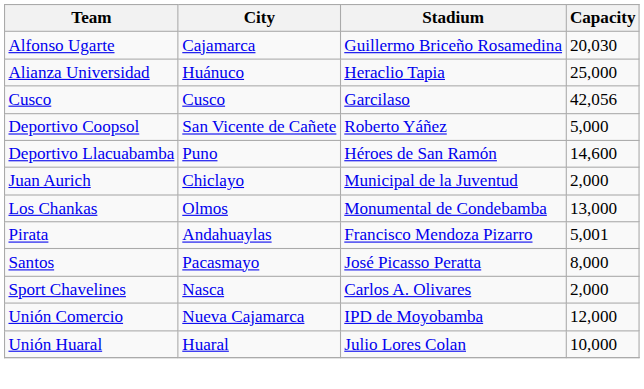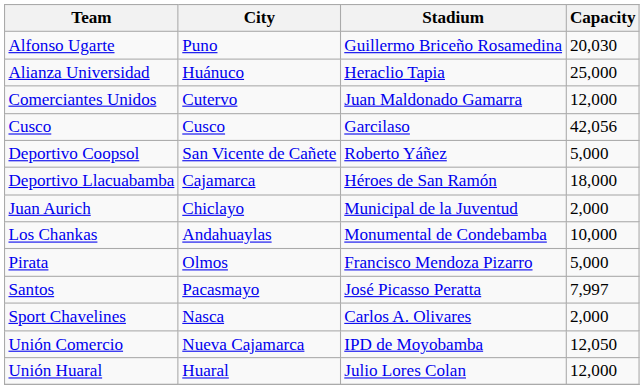(219, 45) Cajamarca -> (200, 45) Puno
+ row: (82, 99)
(200, 153) Puno -> (219, 180) Cajamarca
(593, 153) 14,600 -> (593, 180) 18,000
(205, 208) Olmos -> (227, 235) Andahuaylas
(593, 208) 13,000 -> (593, 235) 10,000
(227, 235) Andahuaylas -> (205, 262) Olmos
(589, 235) 5,001 -> (589, 262) 5,000
(589, 262) 8,000 -> (589, 289) 7,997
(593, 316) 12,000 -> (593, 343) 12,050
(593, 343) 10,000 -> (593, 371) 12,000
